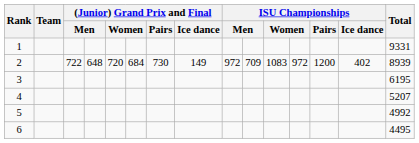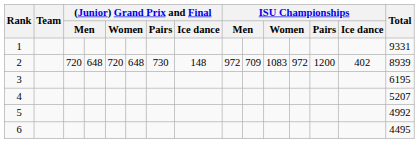(74, 63) 722 -> (74, 63) 720
(136, 63) 684 -> (136, 63) 648
(198, 63) 149 -> (198, 63) 148
